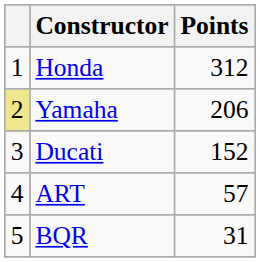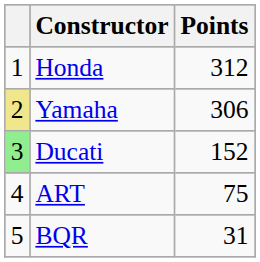(229, 109) 206 -> (229, 109) 306
(17, 152) no background -> (17, 152) lightgreen background
(236, 194) 57 -> (236, 194) 75
